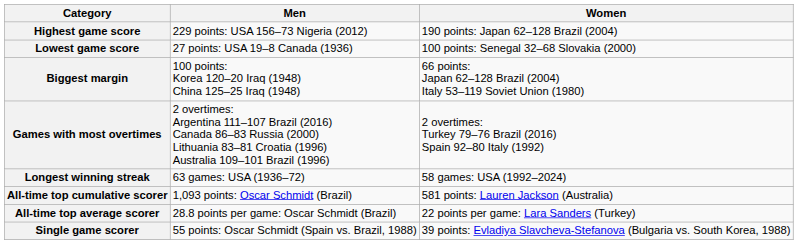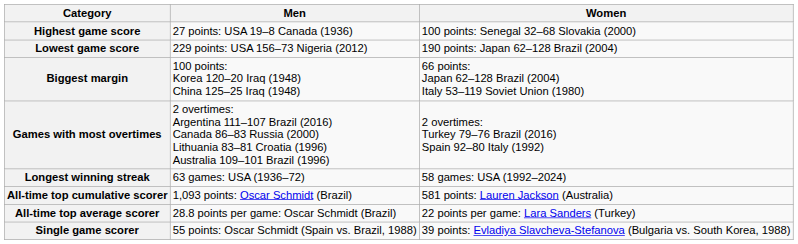(270, 31) 229 points: USA 156–73 Nigeria (2012) -> (263, 31) 27 points: USA 19–8 Canada (1936)
(520, 31) 190 points: Japan 62–128 Brazil (2004) -> (529, 31) 100 points: Senegal 32–68 Slovakia (2000)
(263, 48) 27 points: USA 19–8 Canada (1936) -> (270, 48) 229 points: USA 156–73 Nigeria (2012)
(529, 48) 100 points: Senegal 32–68 Slovakia (2000) -> (520, 48) 190 points: Japan 62–128 Brazil (2004)
